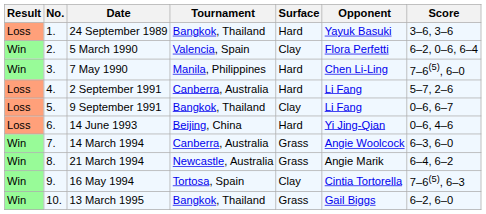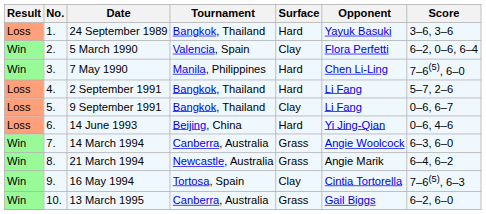(221, 88) Canberra, Australia -> (219, 88) Bangkok, Thailand
(219, 200) Bangkok, Thailand -> (221, 200) Canberra, Australia
